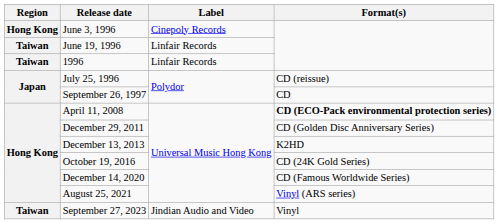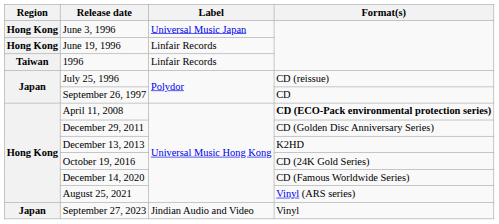(188, 29) Cinepoly Records -> (199, 29) Universal Music Japan
(32, 45) Taiwan -> (32, 45) Hong Kong
(32, 210) Taiwan -> (32, 210) Japan
